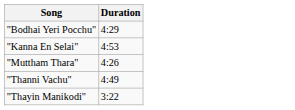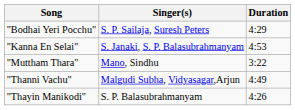+ column: (172, 13)
(110, 63) 4:26 -> (258, 63) 3:22
(110, 97) 3:22 -> (258, 97) 4:26
